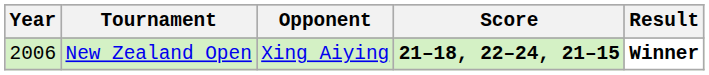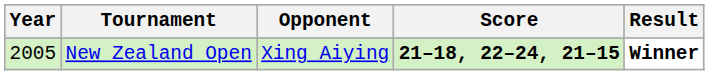(33, 53) 2006 -> (33, 53) 2005
